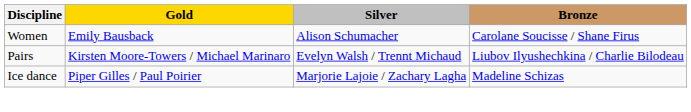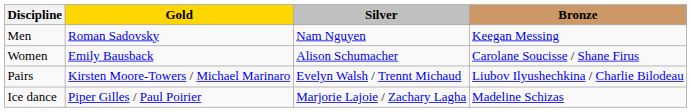+ row: (19, 35)
